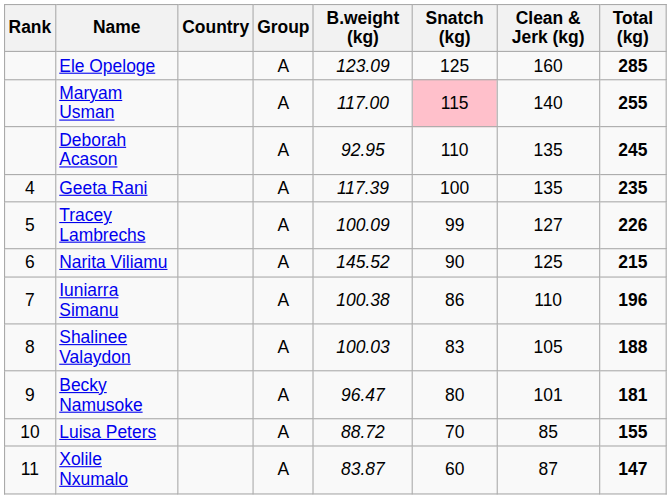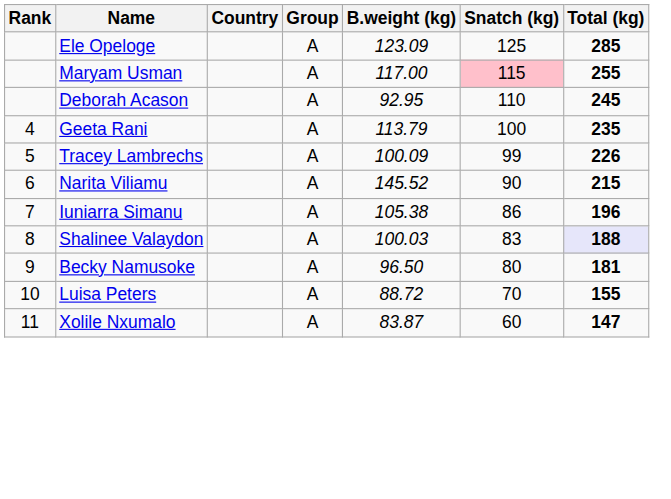- column: (548, 28)
(363, 187) 117.39 -> (401, 128) 113.79
(363, 300) 100.38 -> (401, 211) 105.38
(633, 347) no background -> (606, 239) lavender background
(363, 394) 96.47 -> (401, 267) 96.50
